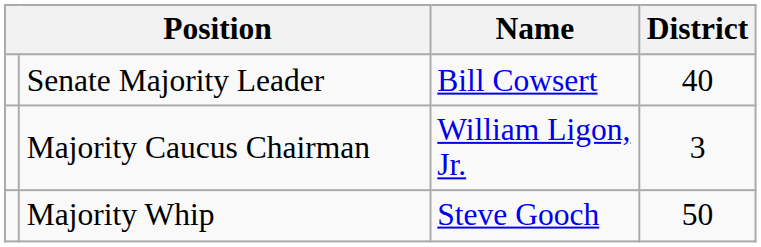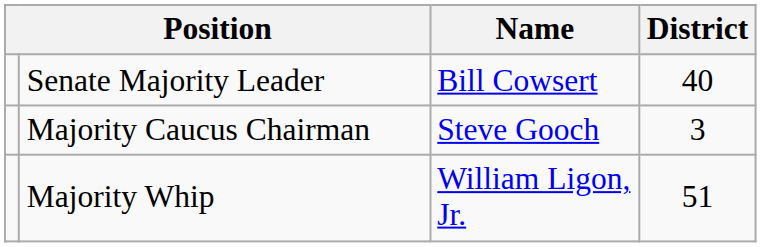(534, 147) William Ligon, Jr. -> (518, 129) Steve Gooch
(518, 214) Steve Gooch -> (534, 197) William Ligon, Jr.
(698, 214) 50 -> (698, 197) 51
